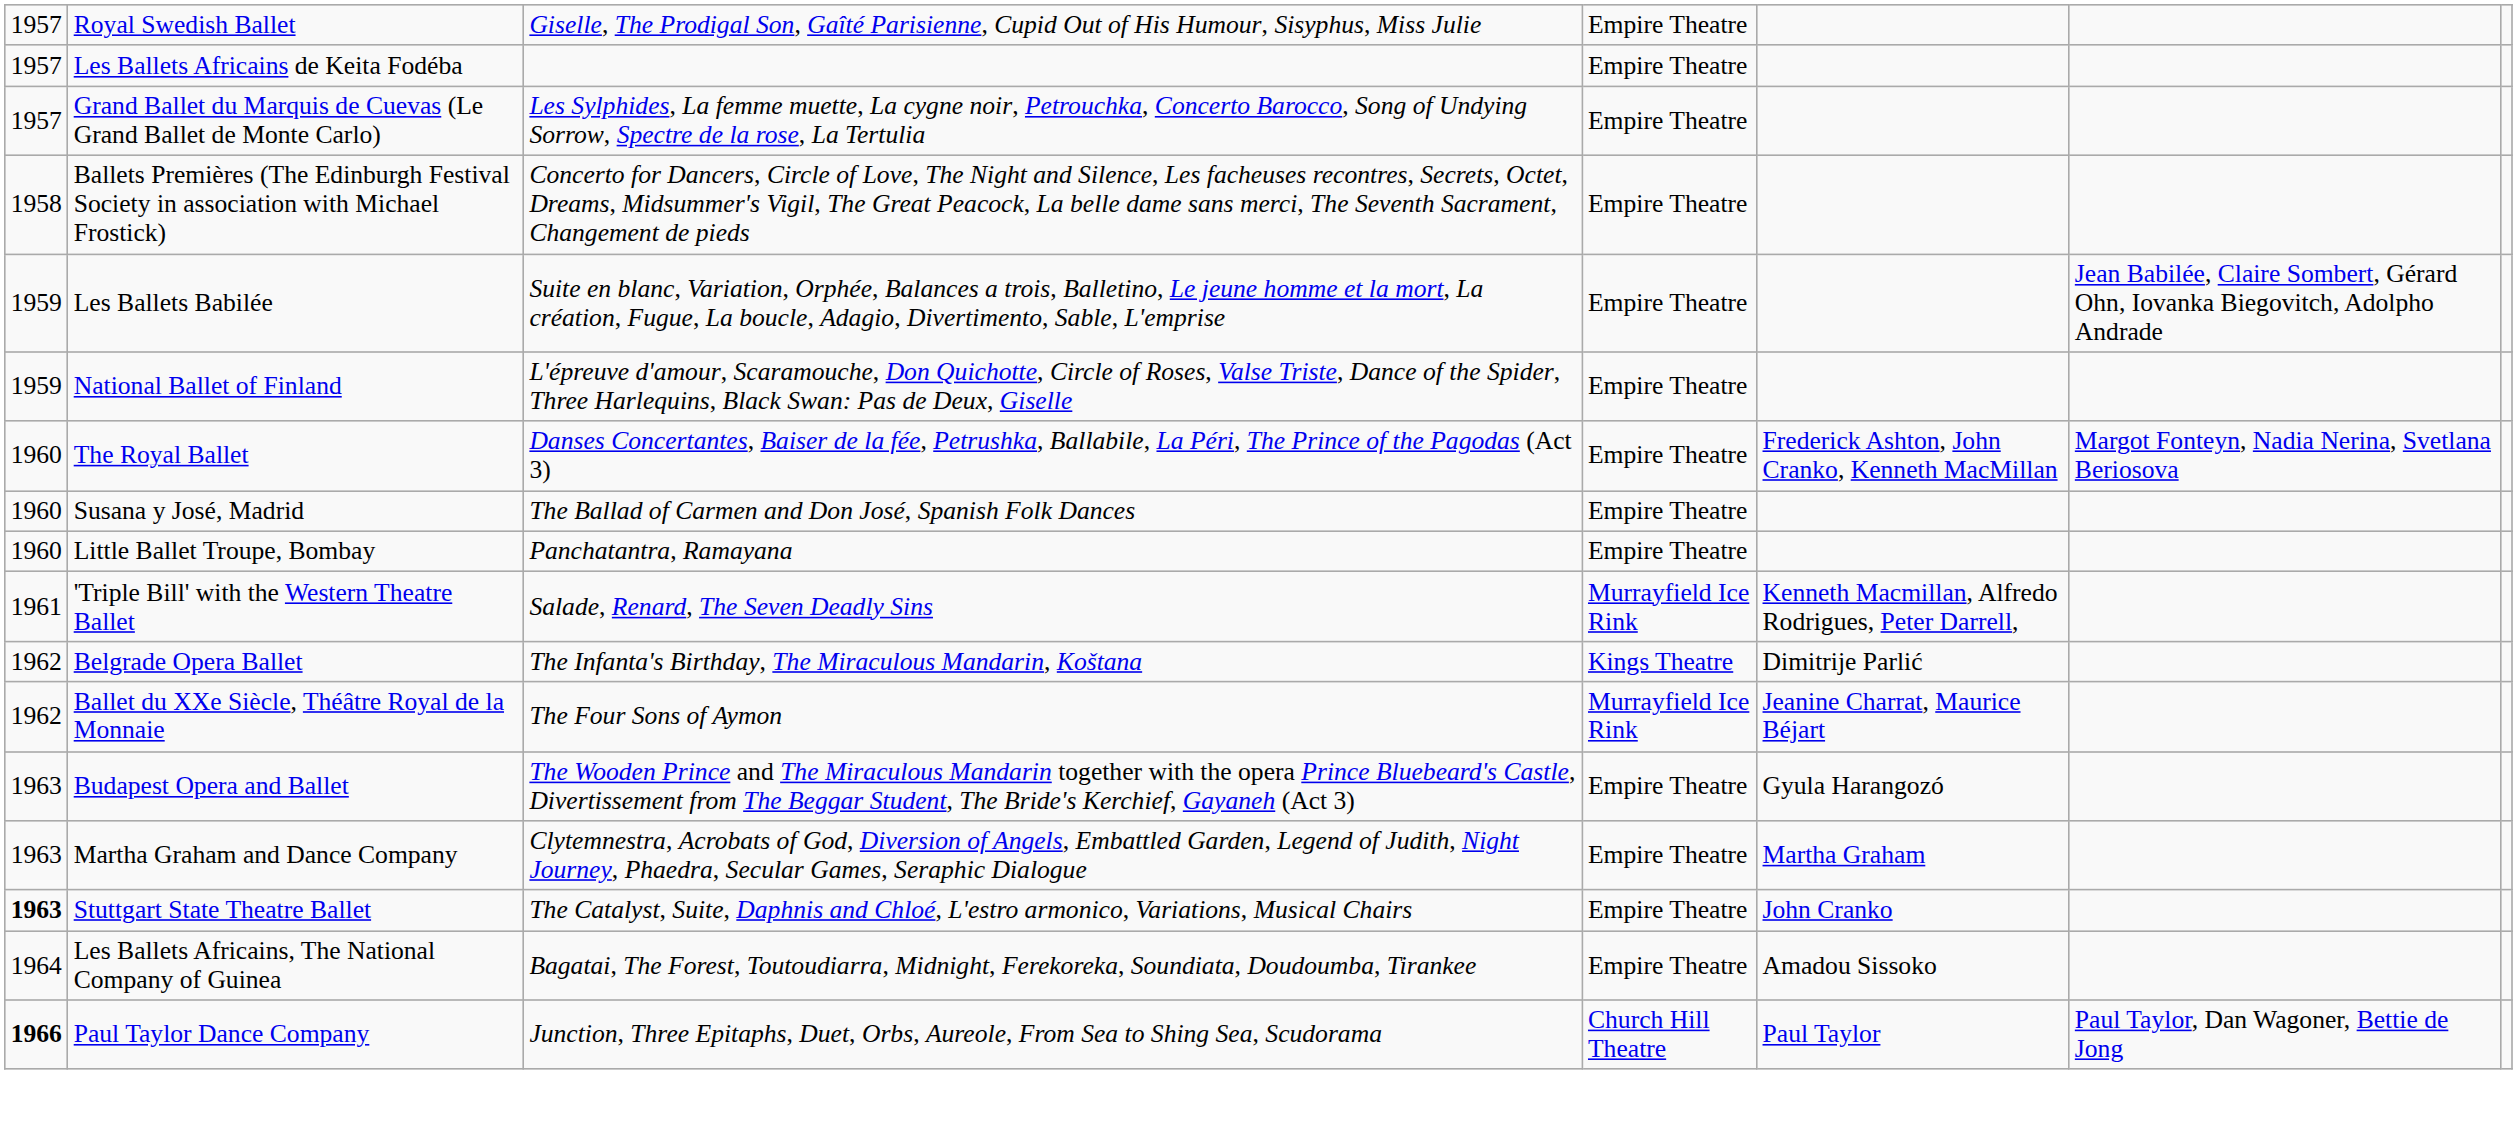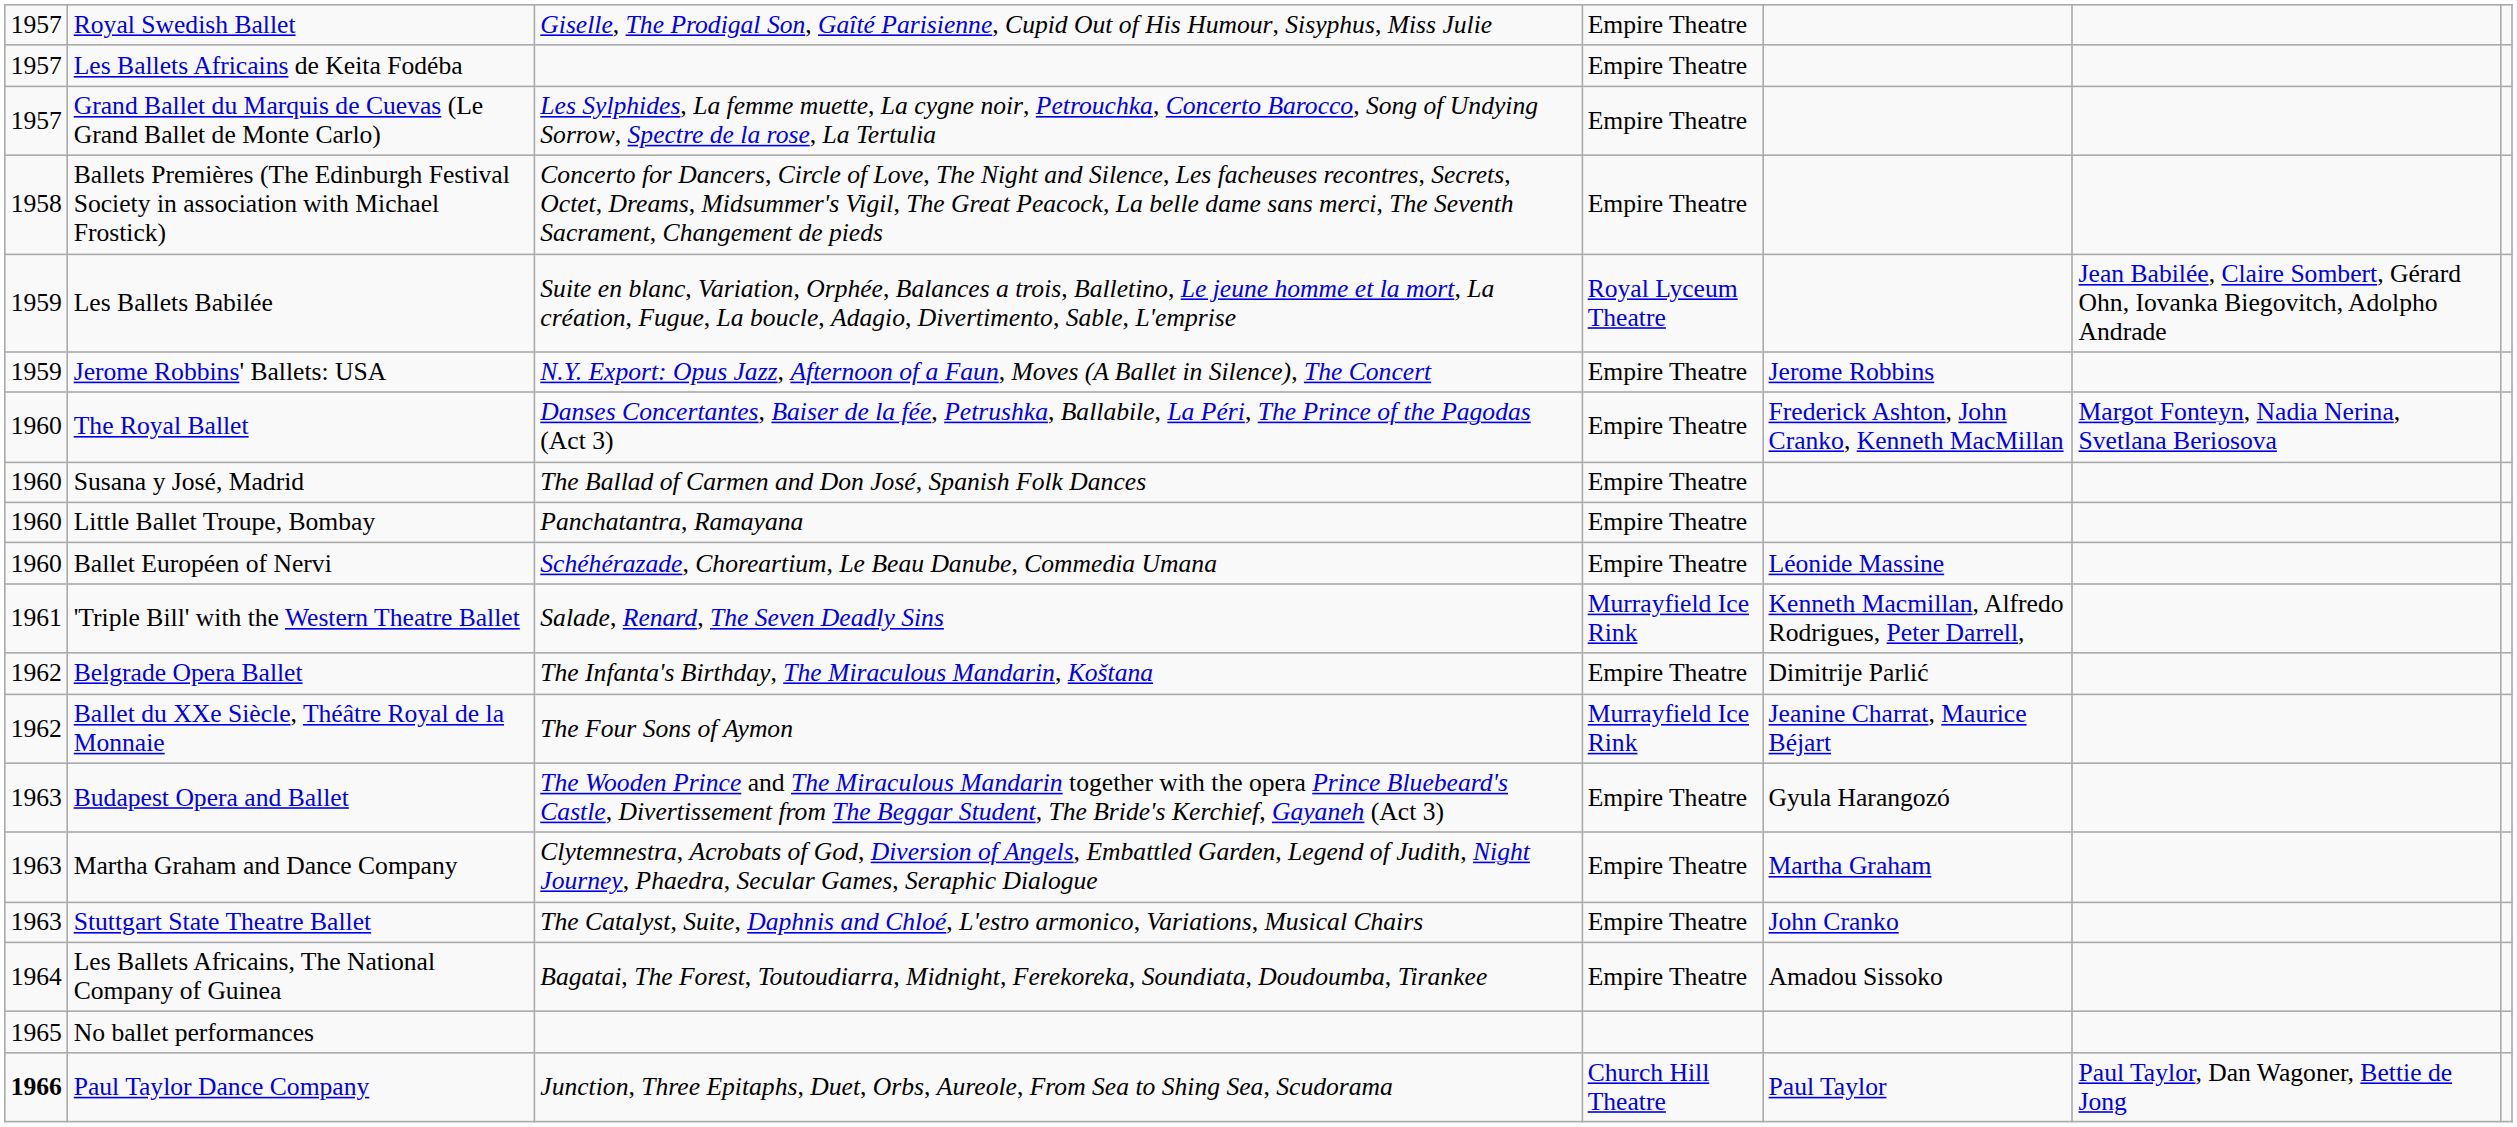(1668, 302) Empire Theatre -> (1663, 302) Royal Lyceum Theatre
- row: (208, 386)
+ row: (230, 371)
+ row: (203, 563)
(1661, 661) Kings Theatre -> (1667, 673) Empire Theatre
(36, 910) bold -> (36, 921) normal
+ row: (194, 1031)
